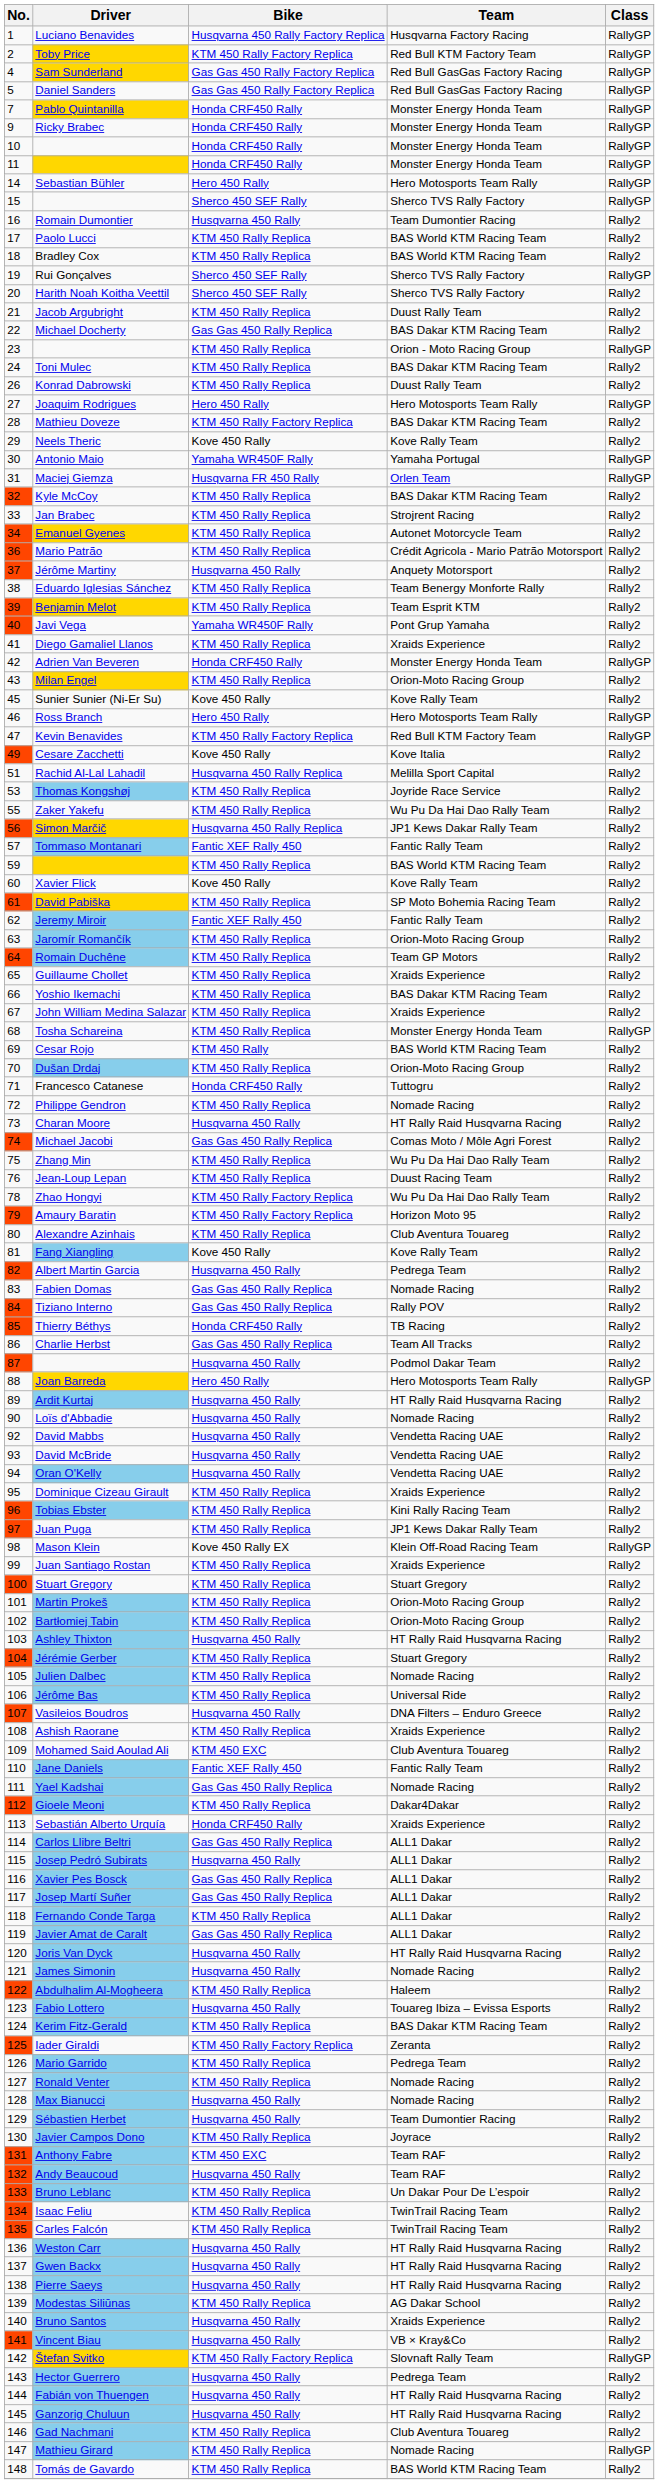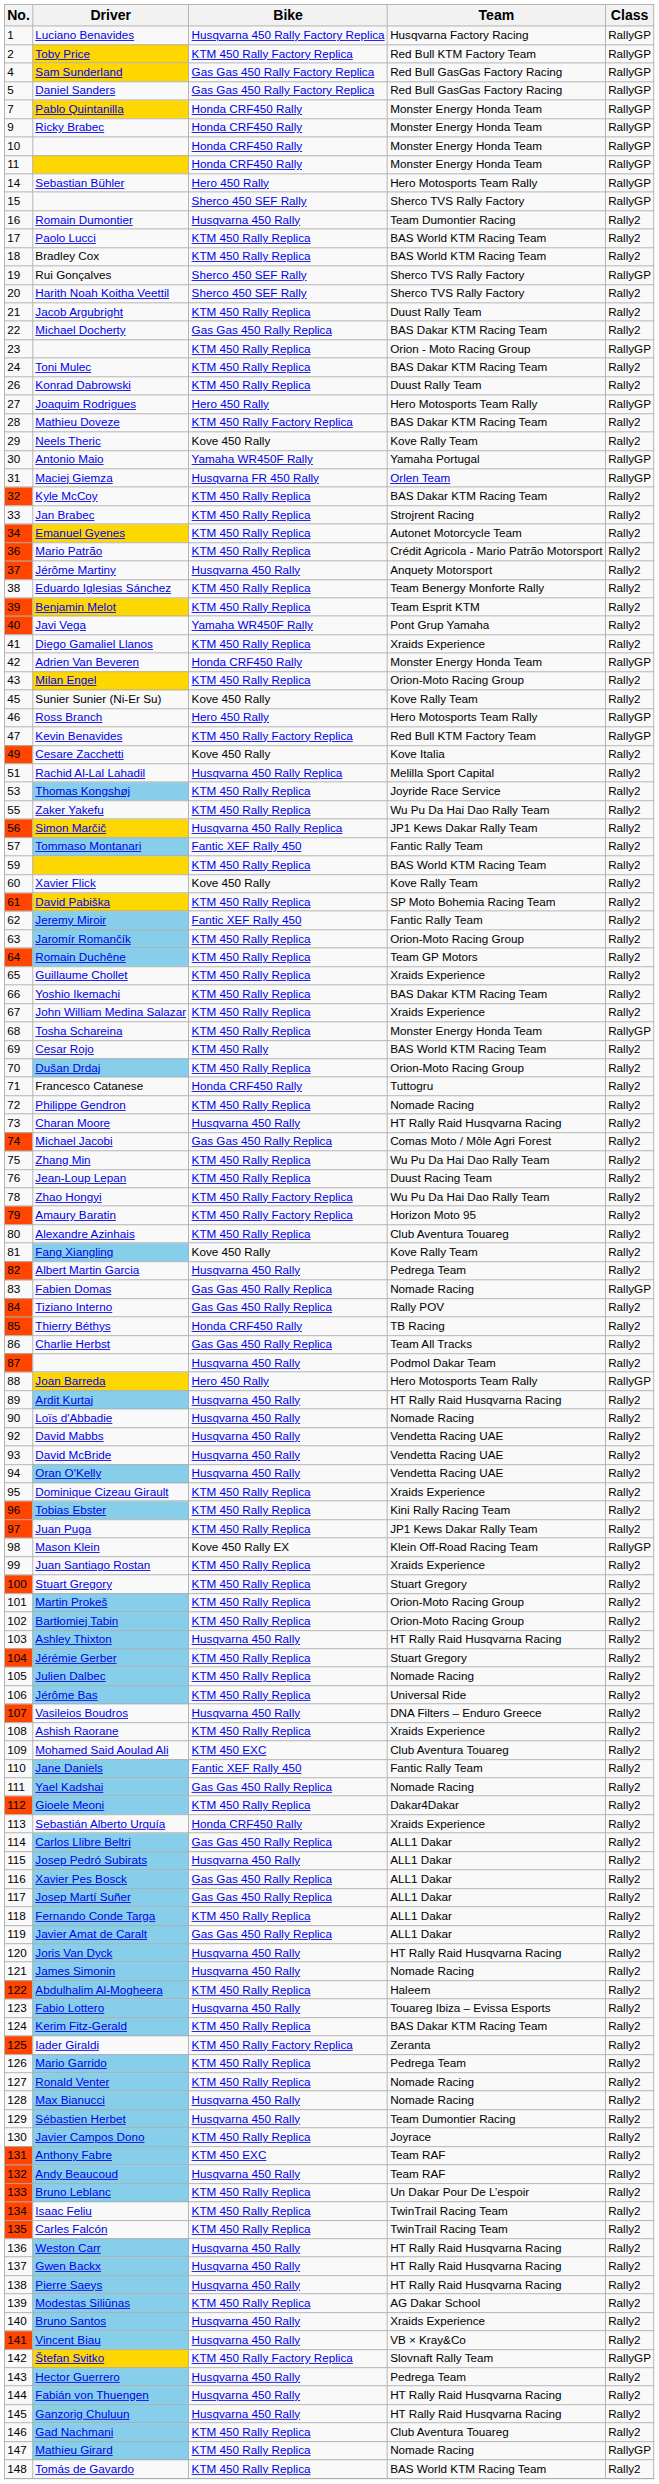(624, 1289) Rally2 -> (630, 1289) RallyGP
